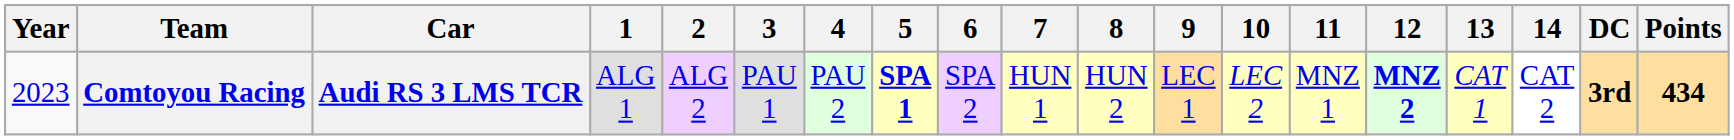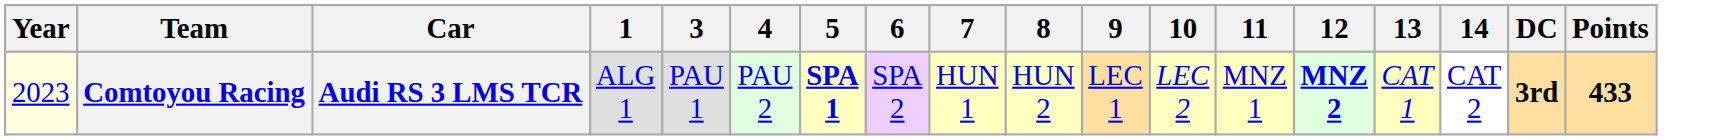- column: (699, 27)
(41, 92) no background -> (41, 92) lightyellow background
(1683, 92) 434 -> (1610, 92) 433
